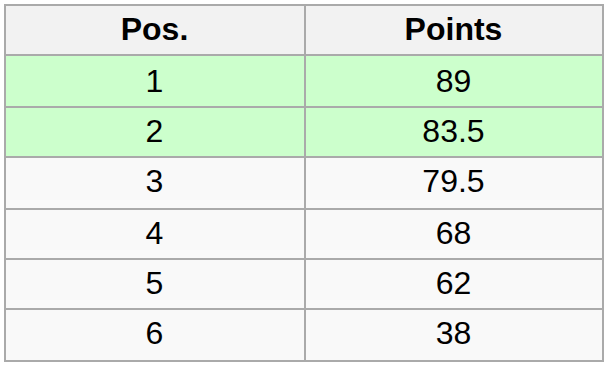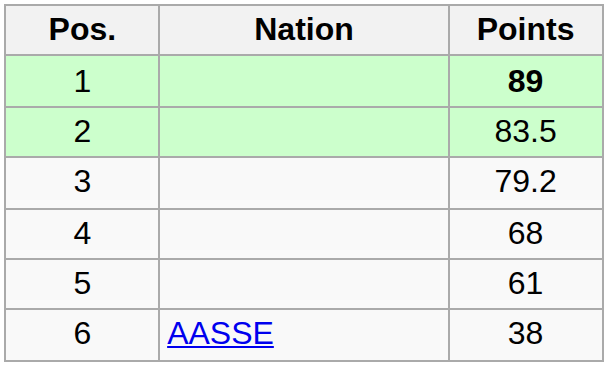+ column: (304, 29)
(453, 80) normal -> (526, 80) bold
(453, 182) 79.5 -> (526, 182) 79.2
(453, 283) 62 -> (526, 283) 61
